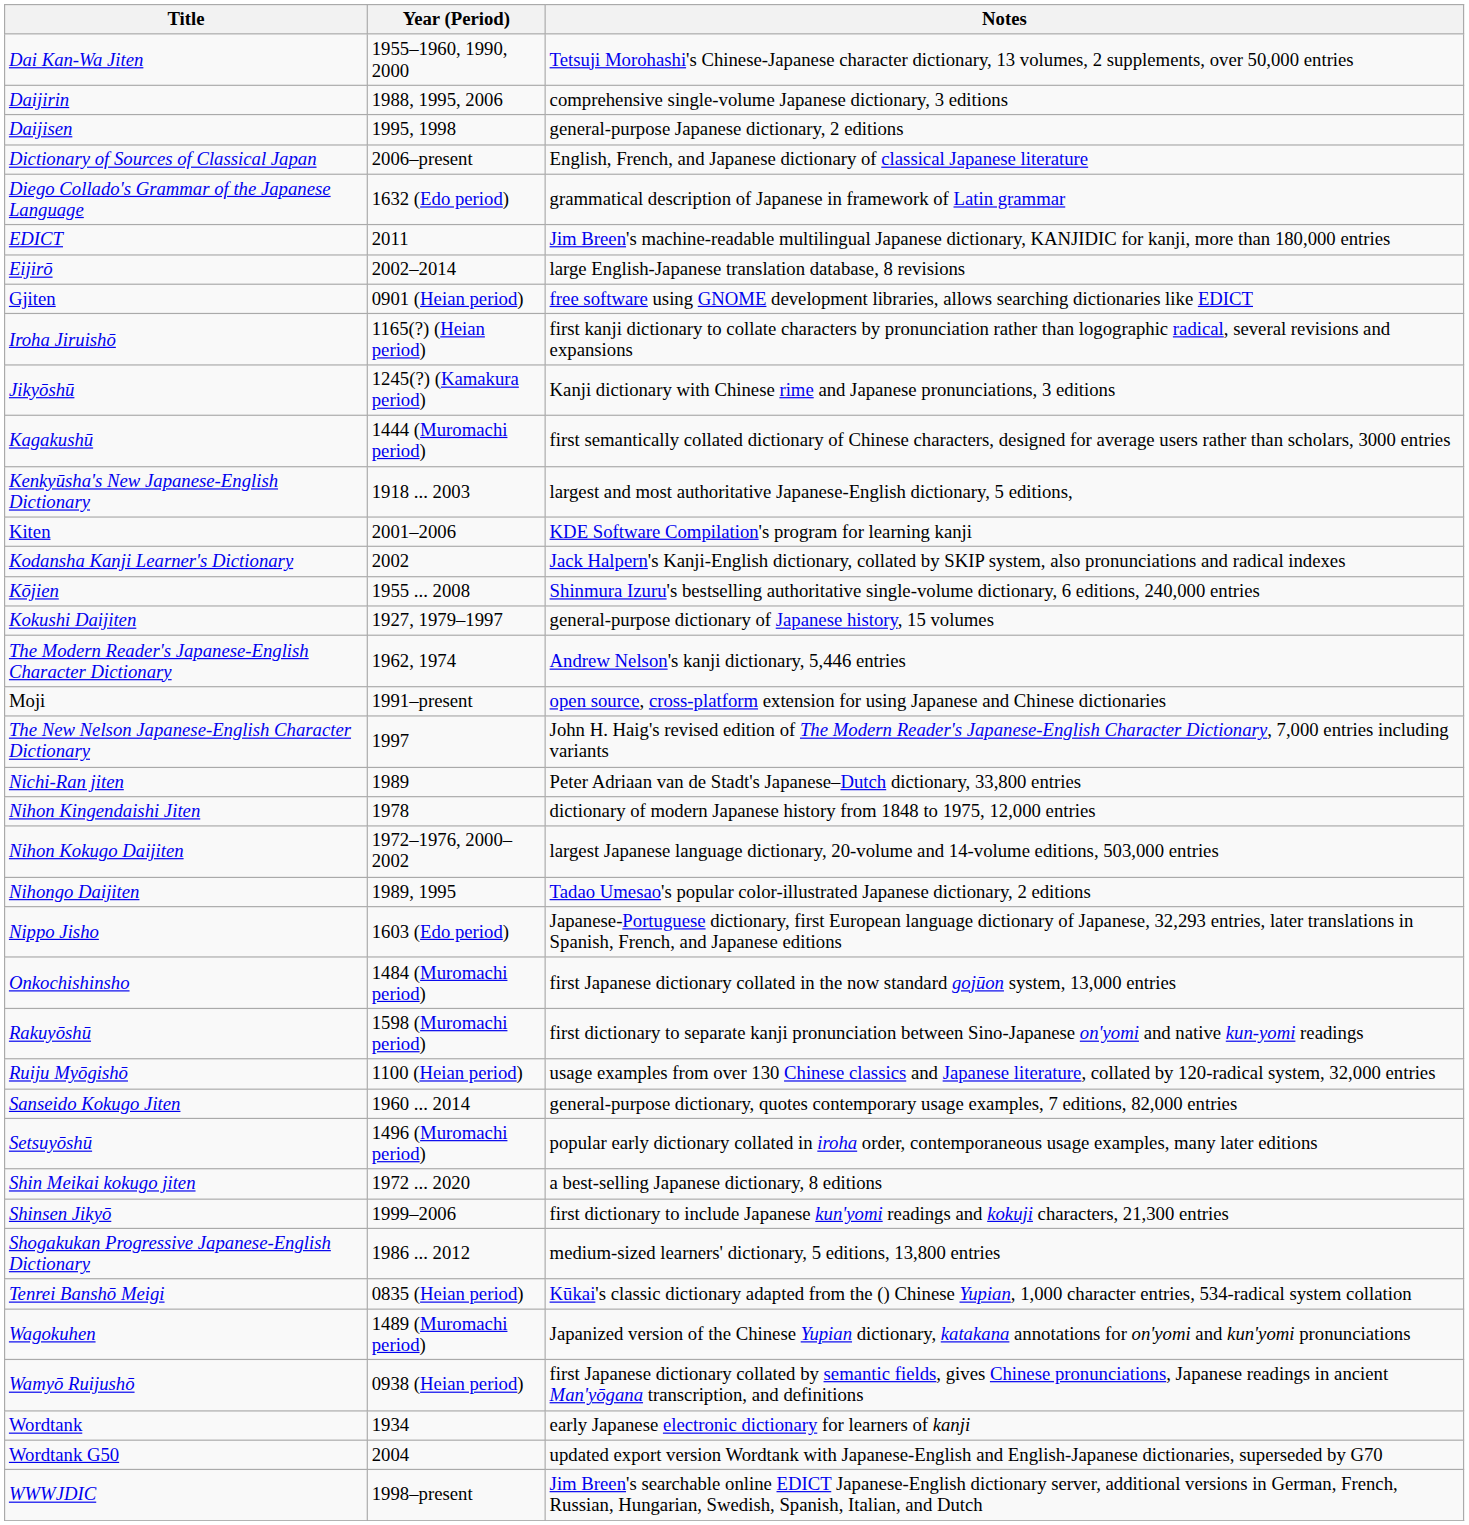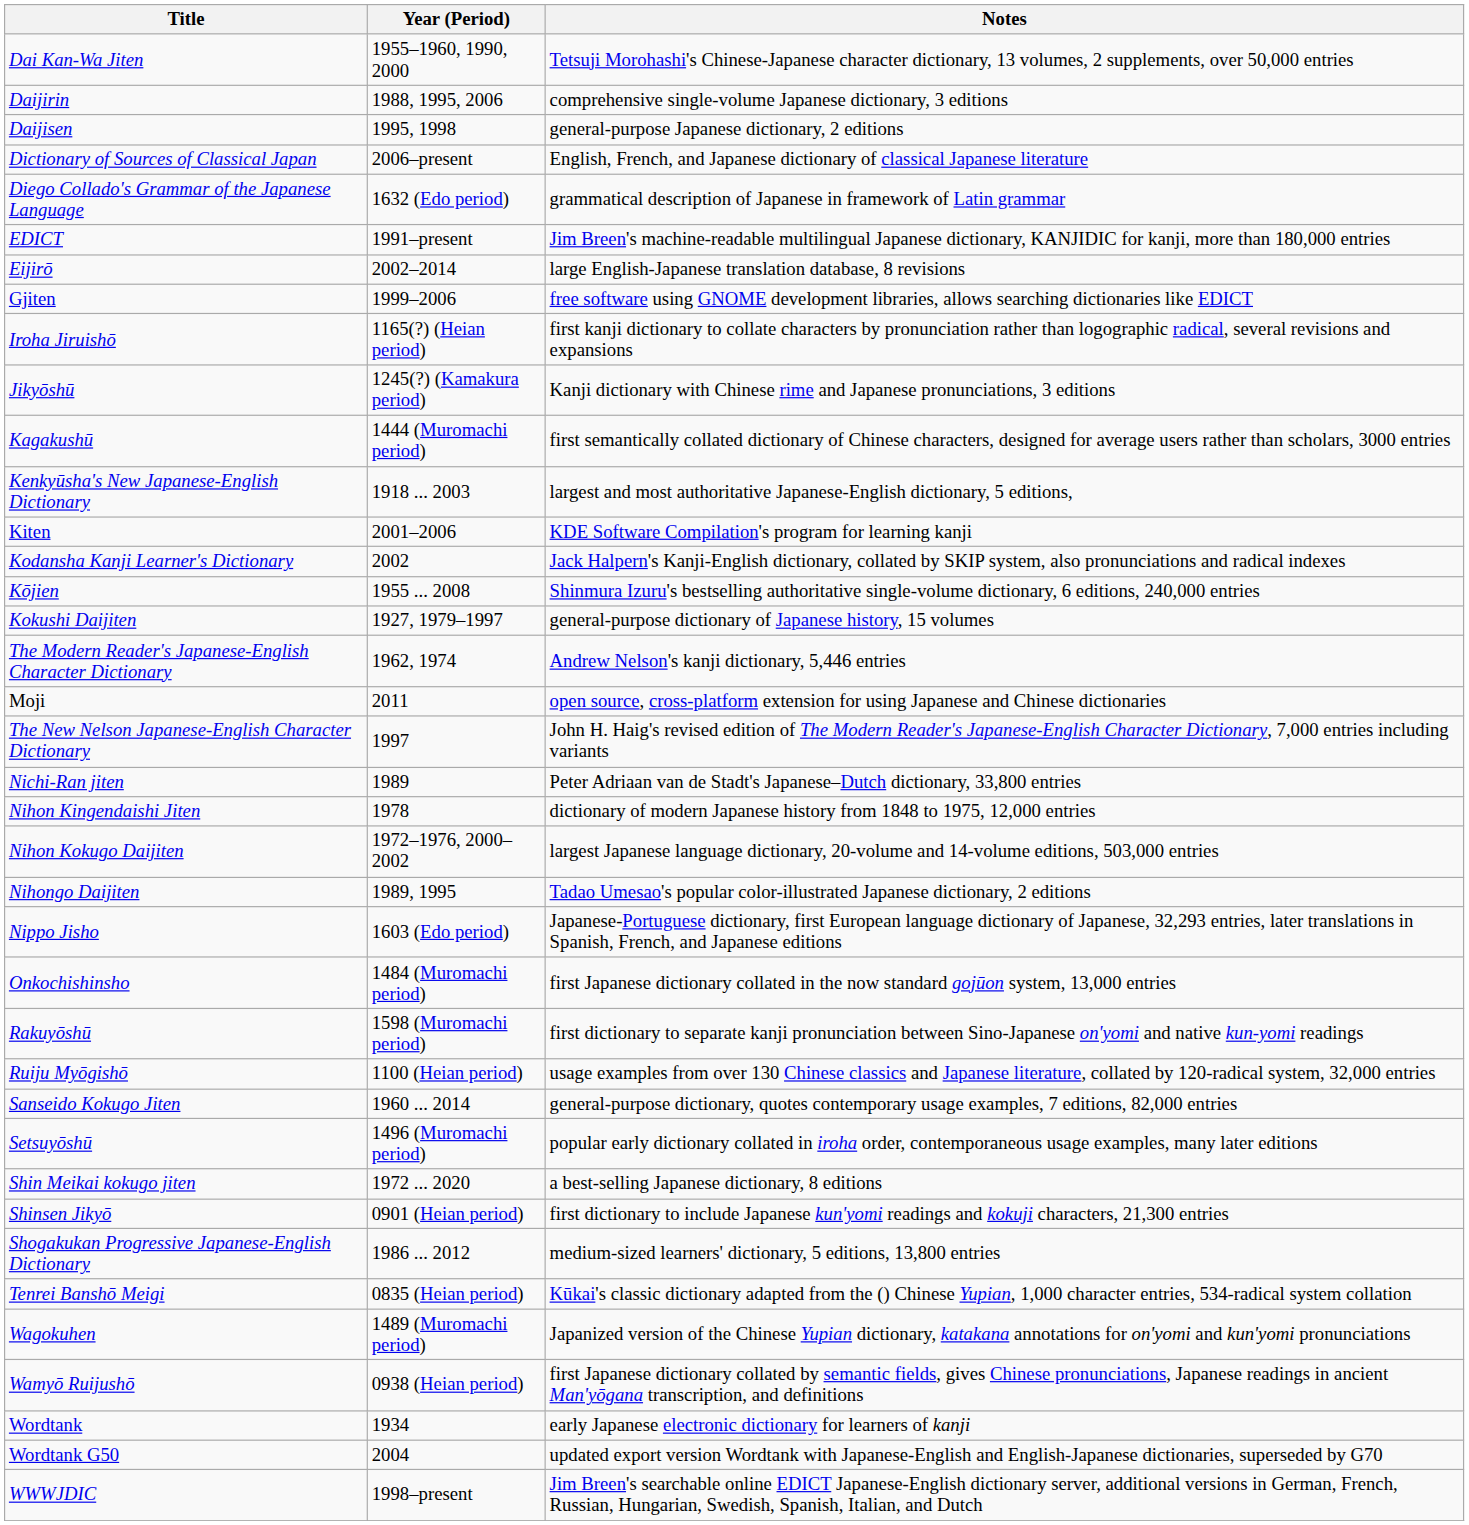(390, 239) 2011 -> (422, 239) 1991–present
(448, 298) 0901 (Heian period) -> (414, 298) 1999–2006
(422, 701) 1991–present -> (390, 701) 2011
(414, 1213) 1999–2006 -> (448, 1213) 0901 (Heian period)
